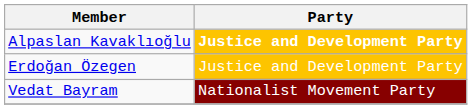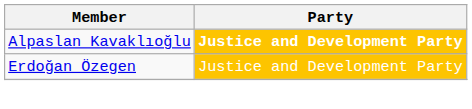- row: (63, 91)
